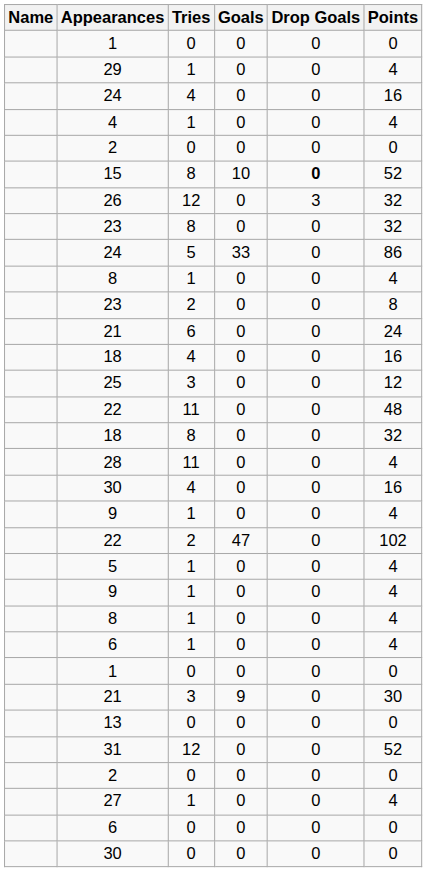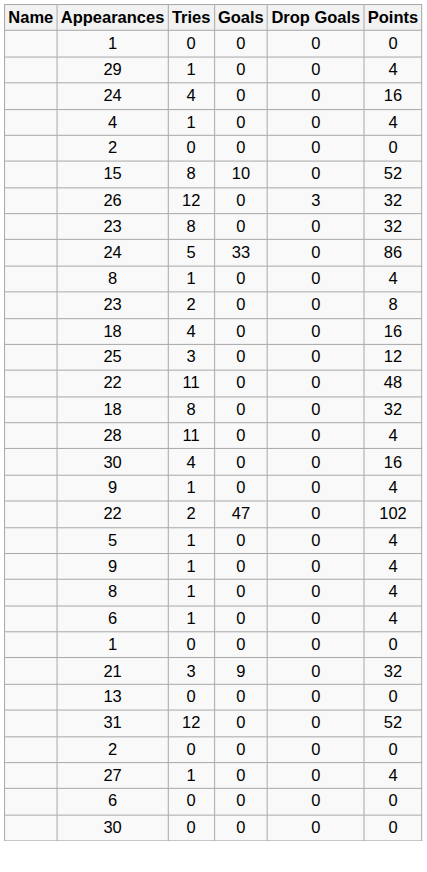(316, 174) bold -> (316, 174) normal
- row: (113, 331)
(393, 697) 30 -> (393, 670) 32
